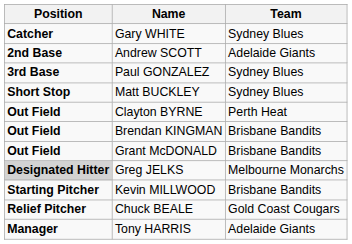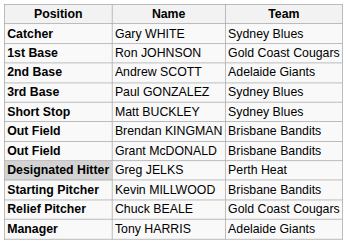+ row: (158, 53)
- row: (159, 111)
(286, 170) Melbourne Monarchs -> (258, 170) Perth Heat
